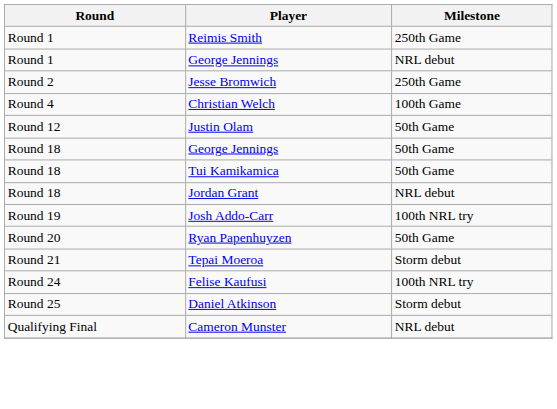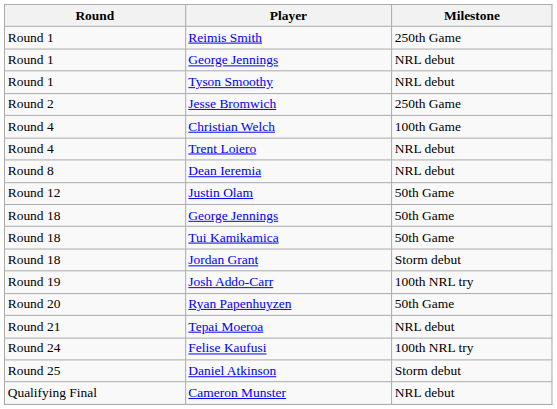+ row: (31, 81)
+ row: (31, 148)
+ row: (31, 170)
(425, 192) NRL debut -> (428, 259) Storm debut
(428, 259) Storm debut -> (425, 326) NRL debut
